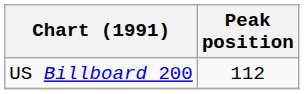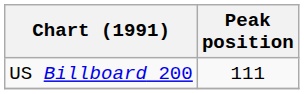(248, 74) 112 -> (248, 74) 111
